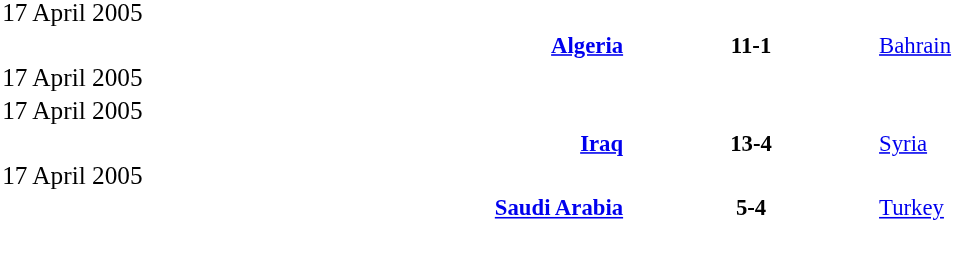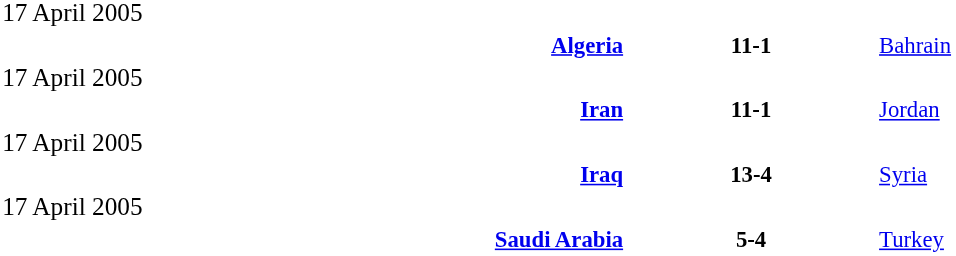+ row: (602, 110)
